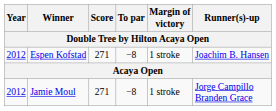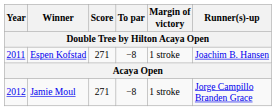(16, 55) 2012 -> (16, 55) 2011
